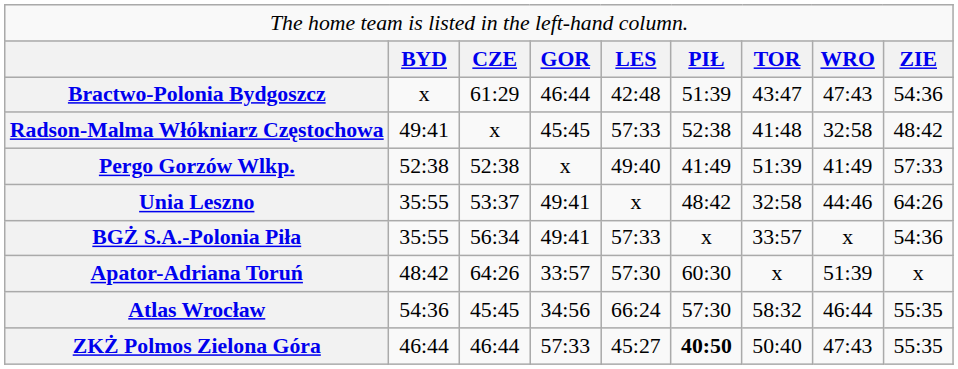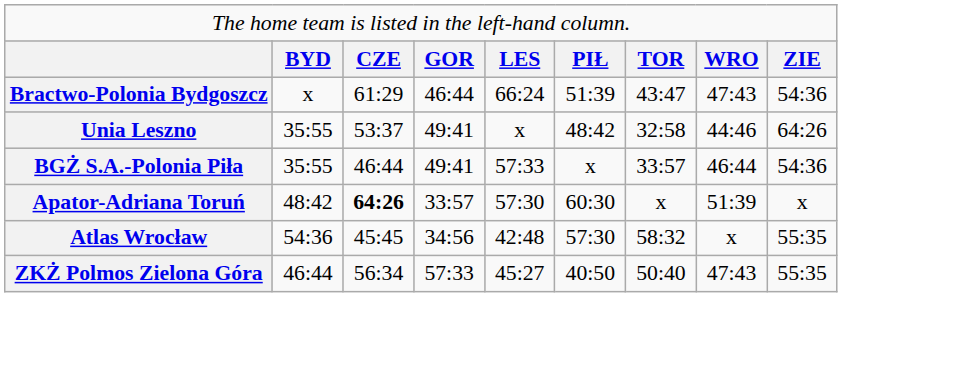(636, 94) 42:48 -> (520, 94) 66:24
- row: (197, 130)
- row: (197, 166)
(495, 237) 56:34 -> (379, 166) 46:44
(848, 237) x -> (732, 166) 46:44
(495, 273) normal -> (379, 202) bold
(636, 309) 66:24 -> (520, 237) 42:48
(848, 309) 46:44 -> (732, 237) x
(495, 345) 46:44 -> (379, 273) 56:34
(706, 345) bold -> (590, 273) normal
